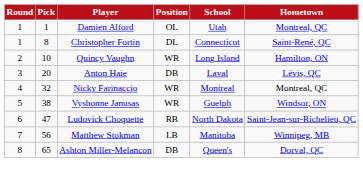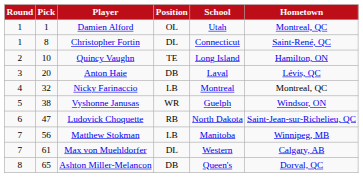(172, 58) WR -> (172, 58) TE
(172, 88) WR -> (172, 88) LB
+ row: (105, 149)
